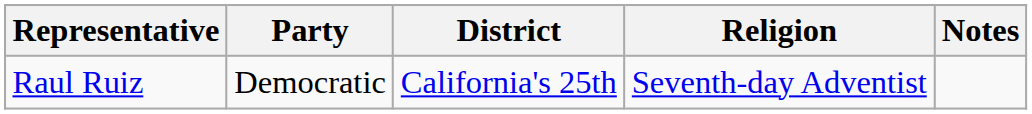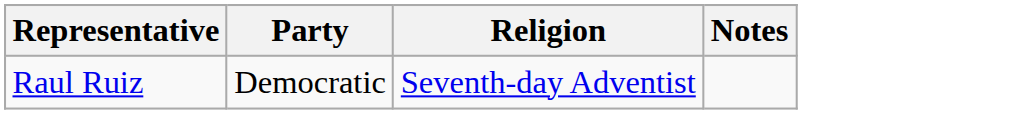- column: (509, 30)
